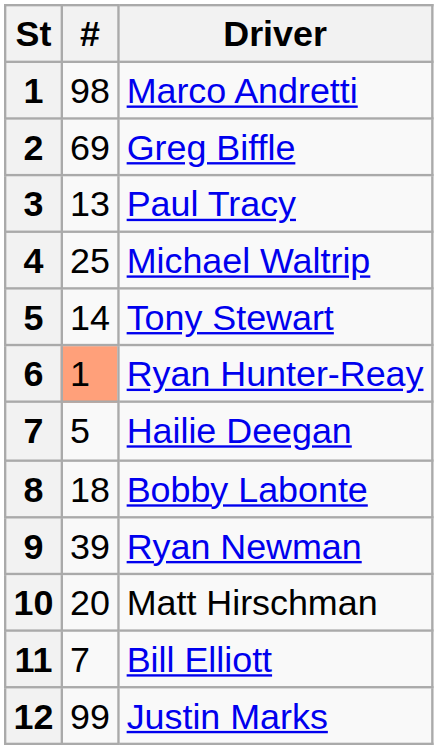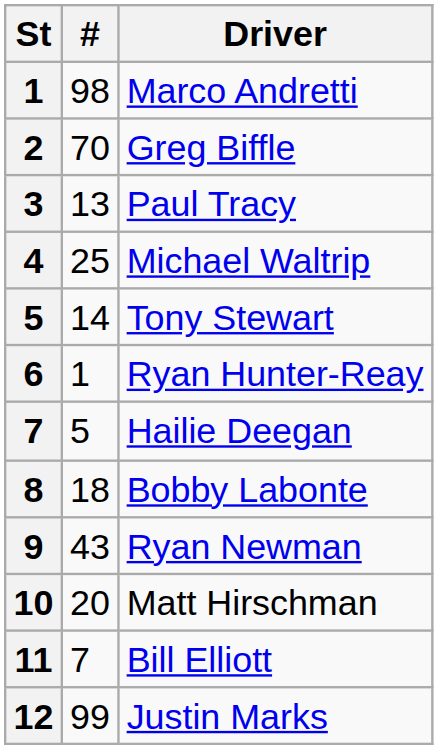(90, 147) 69 -> (90, 147) 70
(80, 374) lightsalmon background -> (80, 374) no background
(90, 545) 39 -> (90, 545) 43
